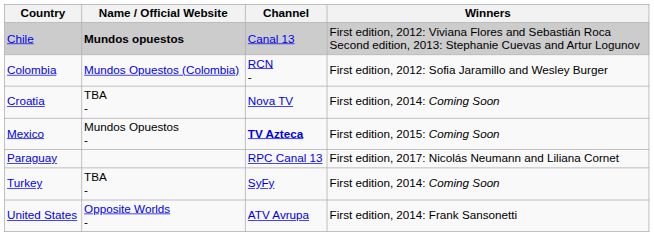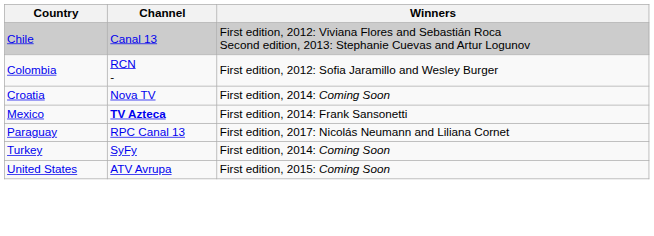- column: (163, 13)
(415, 133) First edition, 2015: Coming Soon -> (314, 114) First edition, 2014: Frank Sansonetti
(423, 215) First edition, 2014: Frank Sansonetti -> (305, 169) First edition, 2015: Coming Soon
